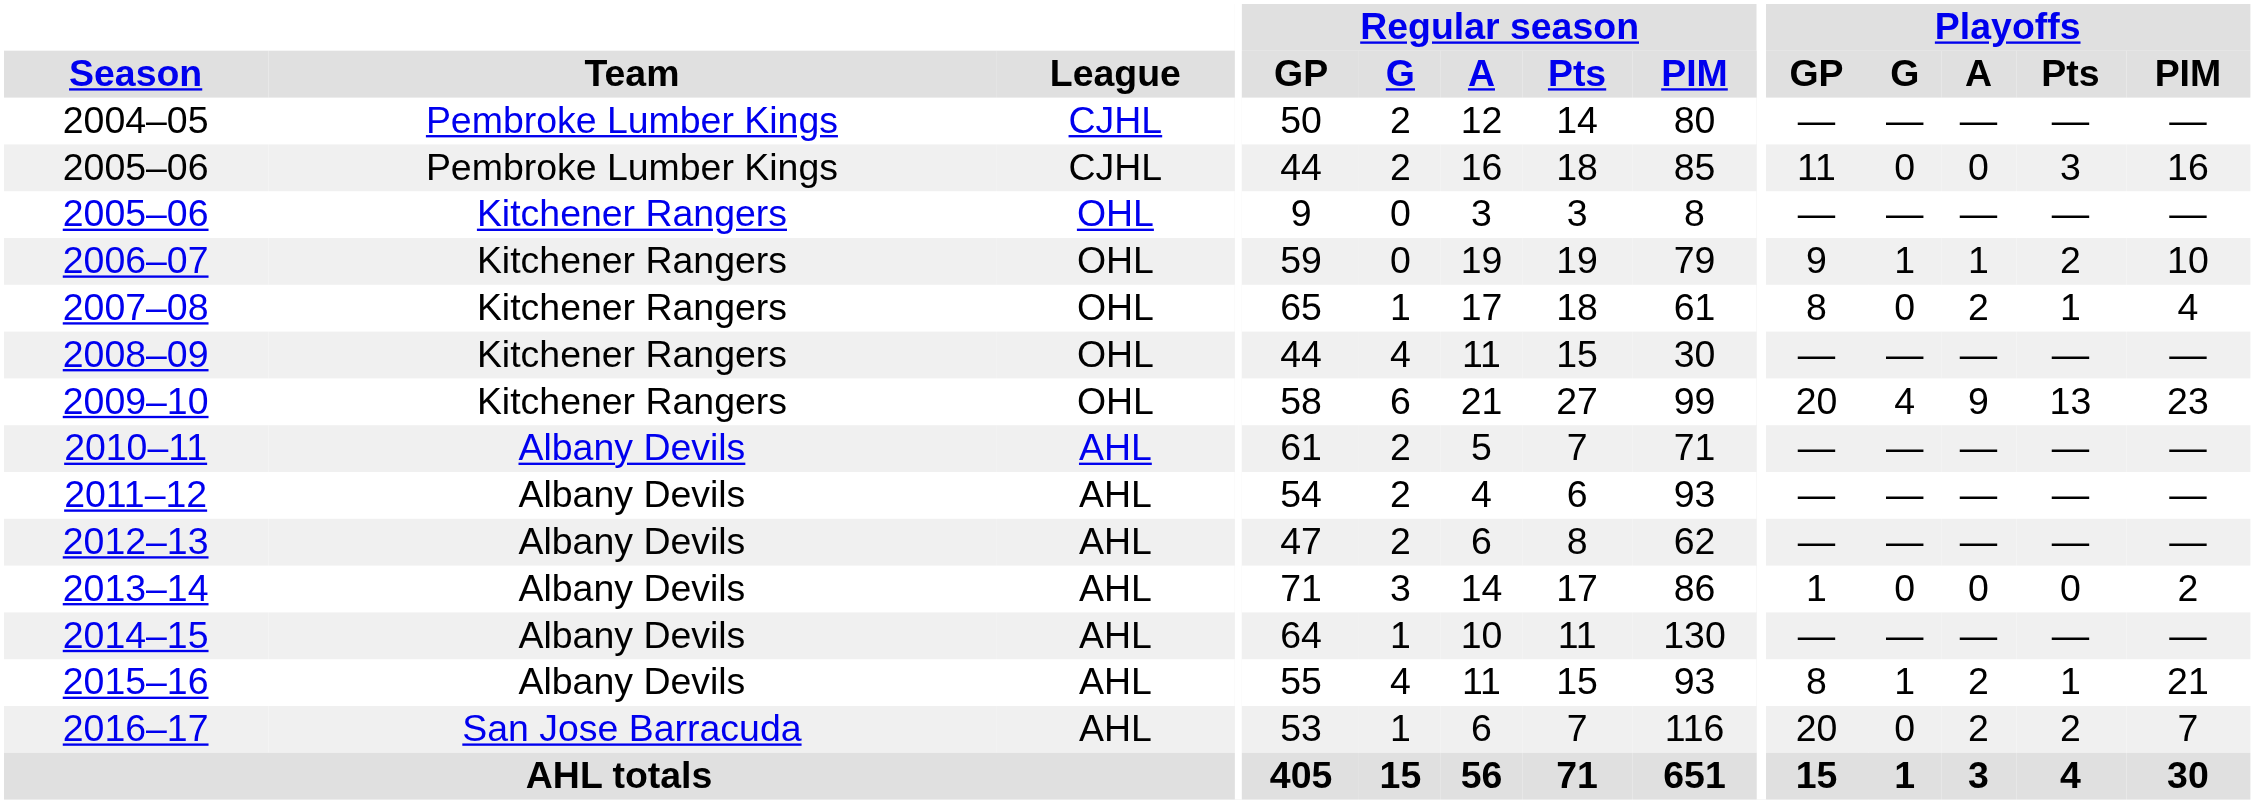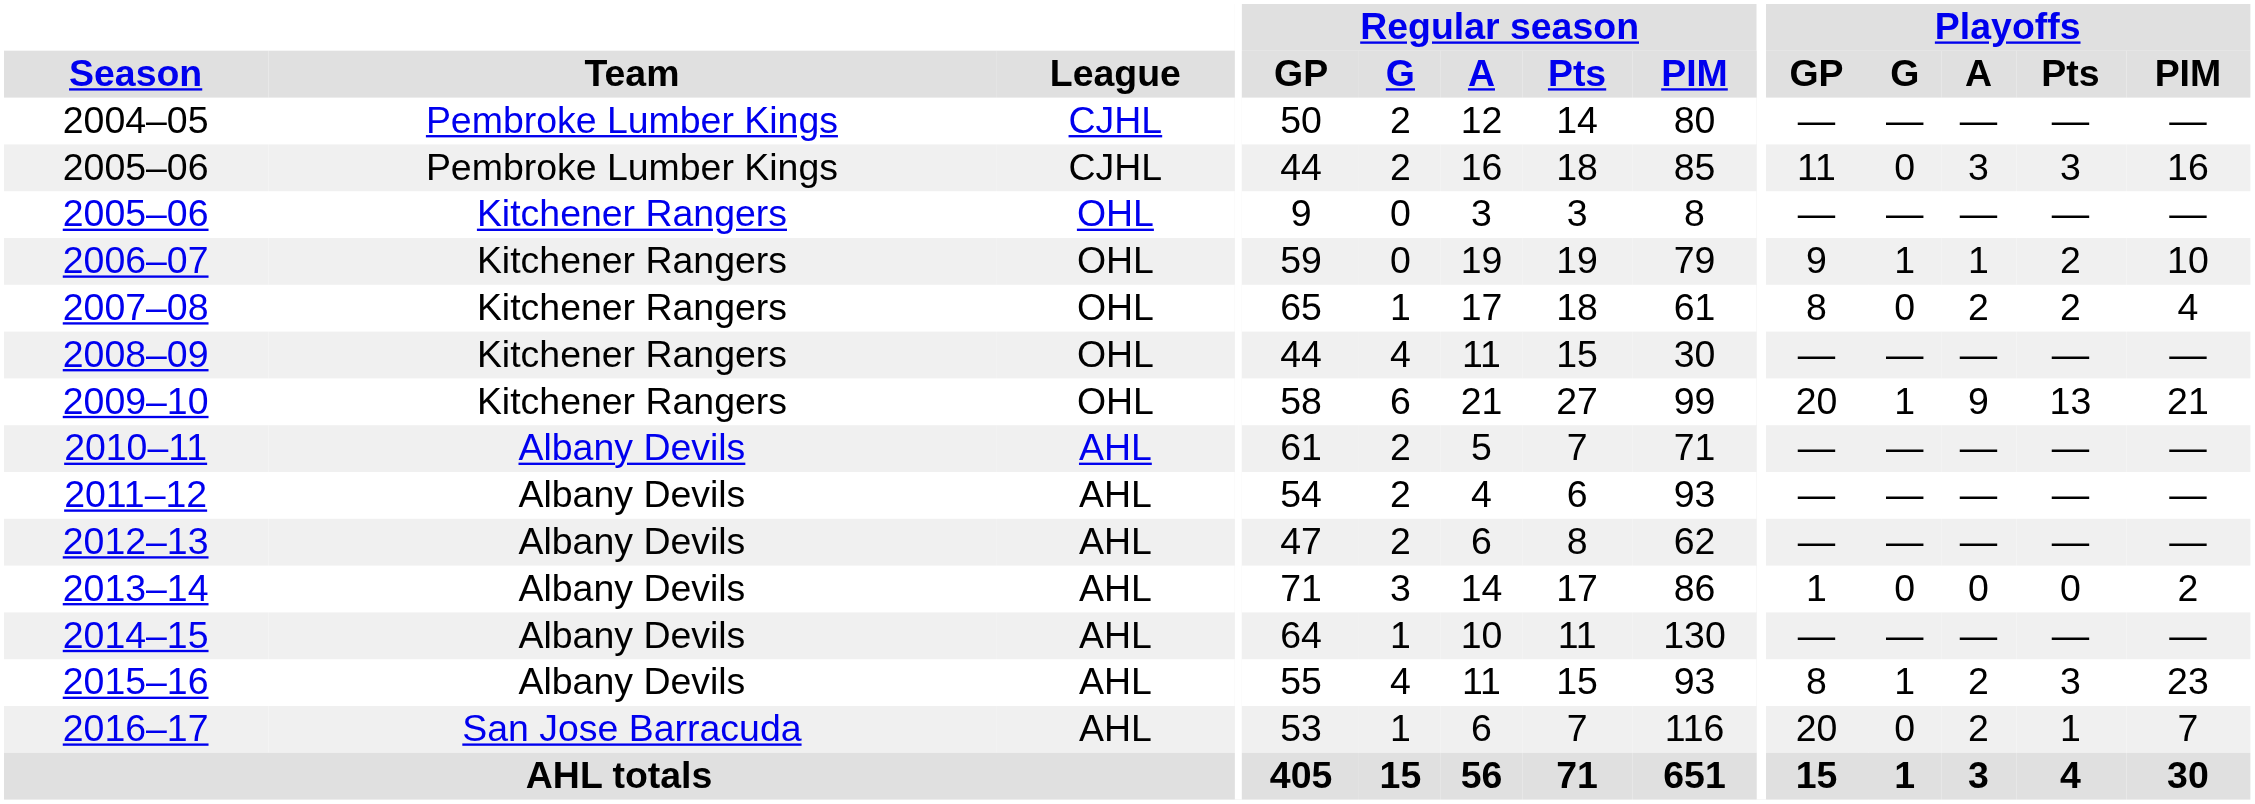(1978, 167) 0 -> (1978, 167) 3
(2070, 307) 1 -> (2070, 307) 2
(1905, 401) 4 -> (1905, 401) 1
(2188, 401) 23 -> (2188, 401) 21
(2070, 681) 1 -> (2070, 681) 3
(2188, 681) 21 -> (2188, 681) 23
(2070, 728) 2 -> (2070, 728) 1
